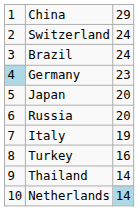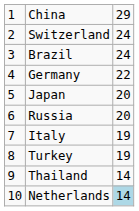(11, 75) lightblue background -> (11, 75) no background
(123, 75) 23 -> (123, 75) 22
(123, 155) 16 -> (123, 155) 19
